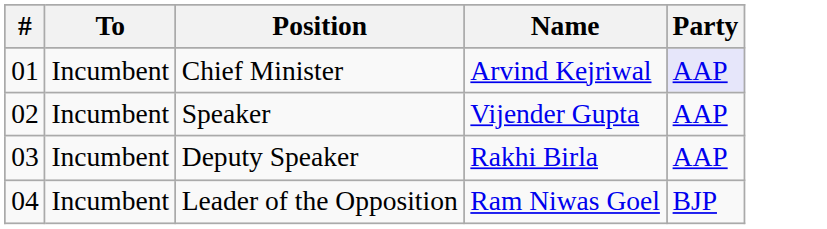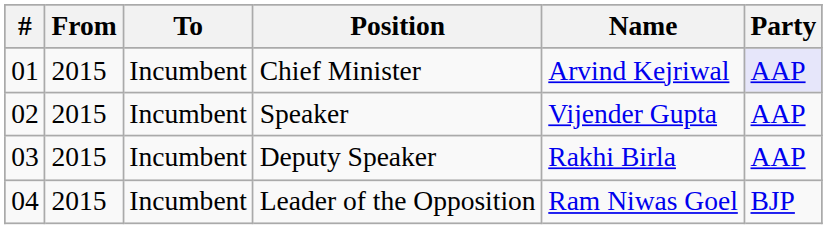+ column: (84, 26)
